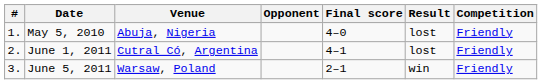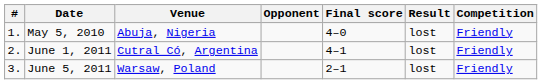(419, 69) win -> (423, 69) lost
